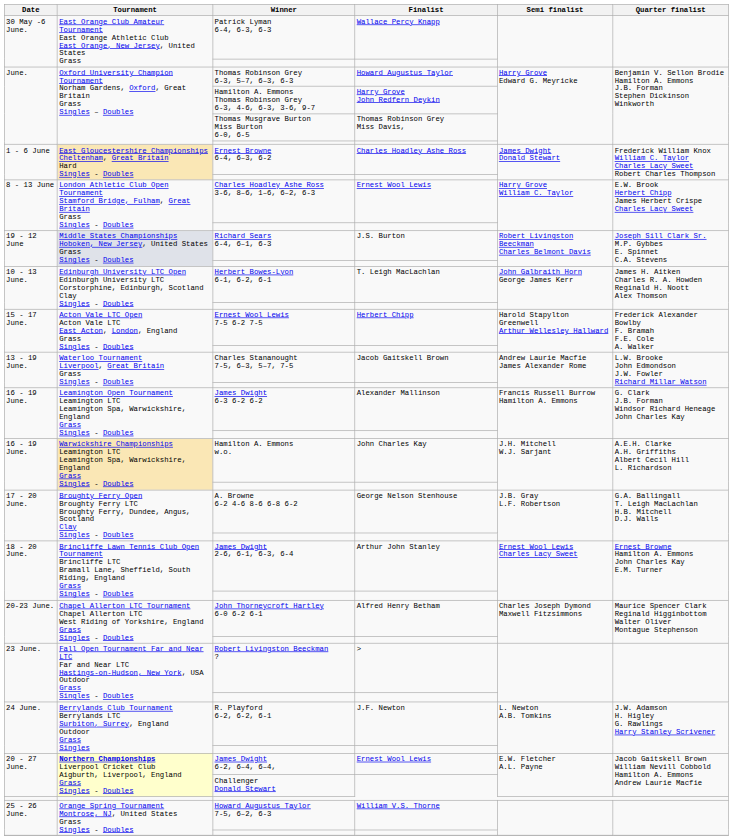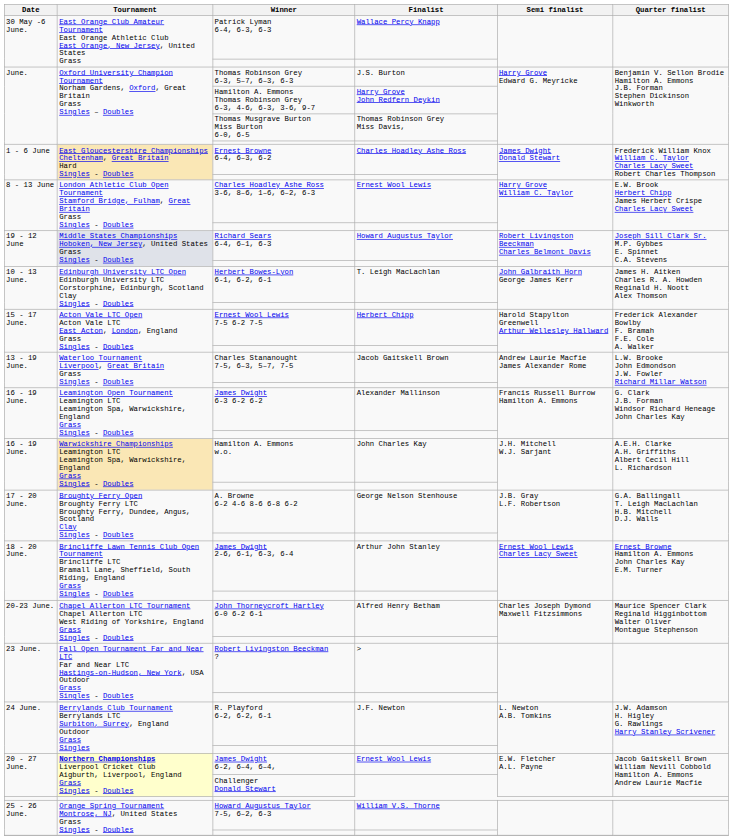(405, 73) Howard Augustus Taylor -> (381, 73) J.S. Burton
(381, 237) J.S. Burton -> (405, 237) Howard Augustus Taylor
